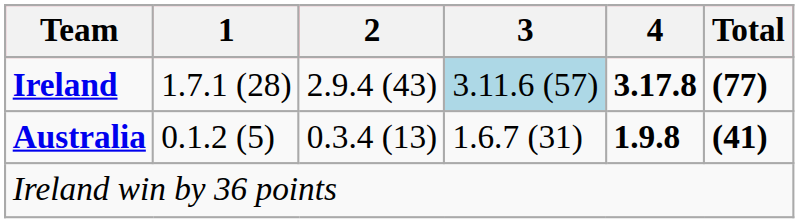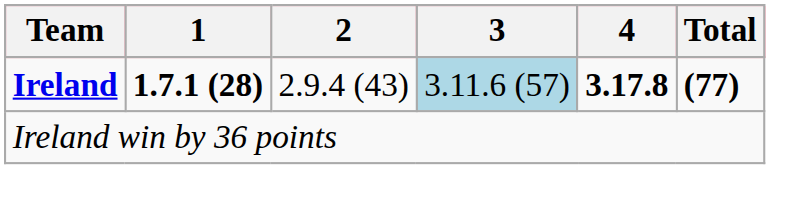(226, 83) normal -> (198, 83) bold
- row: (79, 136)
